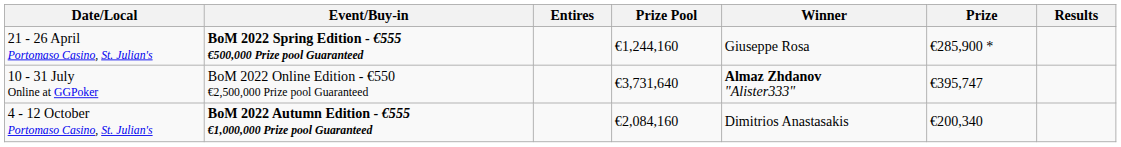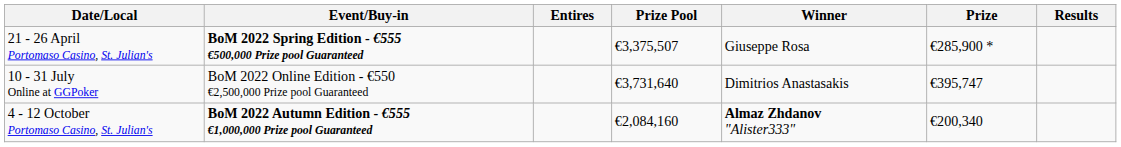(647, 45) €1,244,160 -> (647, 45) €3,375,507
(773, 84) Almaz Zhdanov "Alister333" -> (787, 84) Dimitrios Anastasakis
(787, 122) Dimitrios Anastasakis -> (773, 122) Almaz Zhdanov "Alister333"
